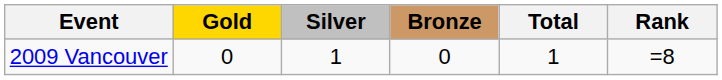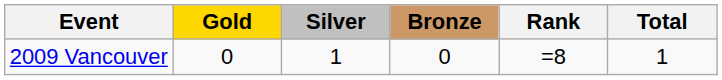columns swapped: (553, 21) <-> (662, 21)
